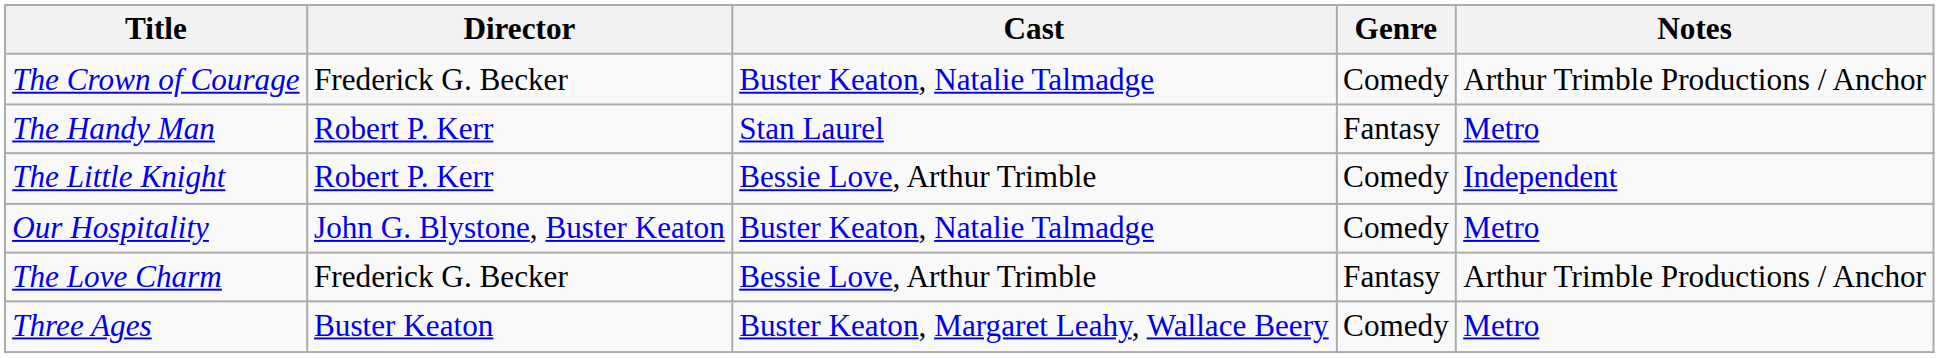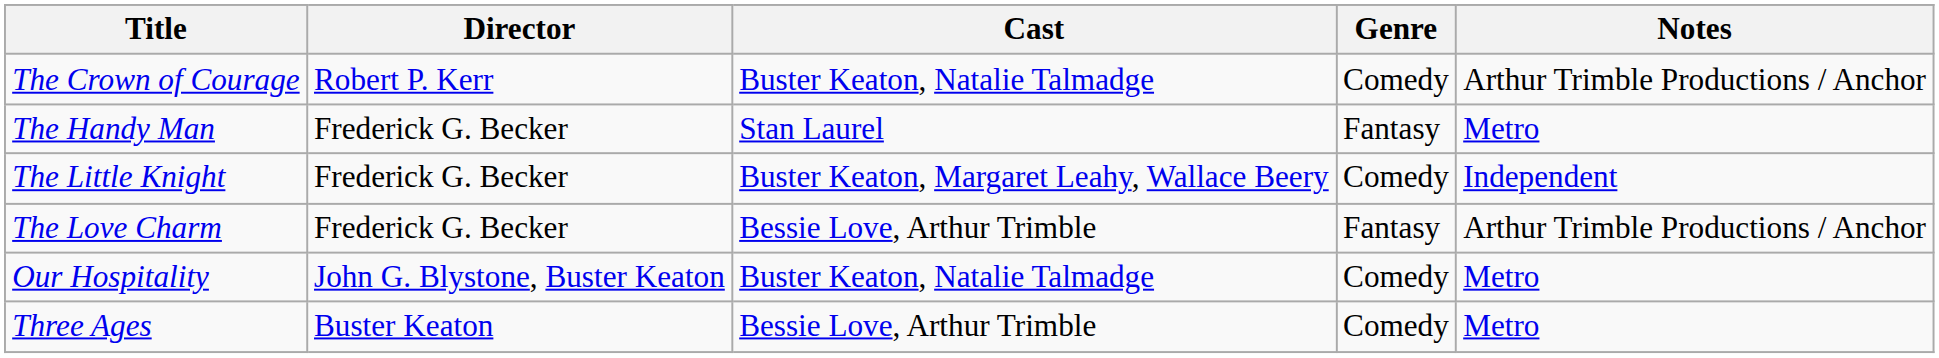(441, 78) Frederick G. Becker -> (404, 78) Robert P. Kerr
(404, 128) Robert P. Kerr -> (441, 128) Frederick G. Becker
(404, 177) Robert P. Kerr -> (441, 177) Frederick G. Becker
(918, 177) Bessie Love, Arthur Trimble -> (1034, 177) Buster Keaton, Margaret Leahy, Wallace Beery
rows swapped: (117, 276) <-> (111, 227)
(1034, 326) Buster Keaton, Margaret Leahy, Wallace Beery -> (918, 326) Bessie Love, Arthur Trimble
